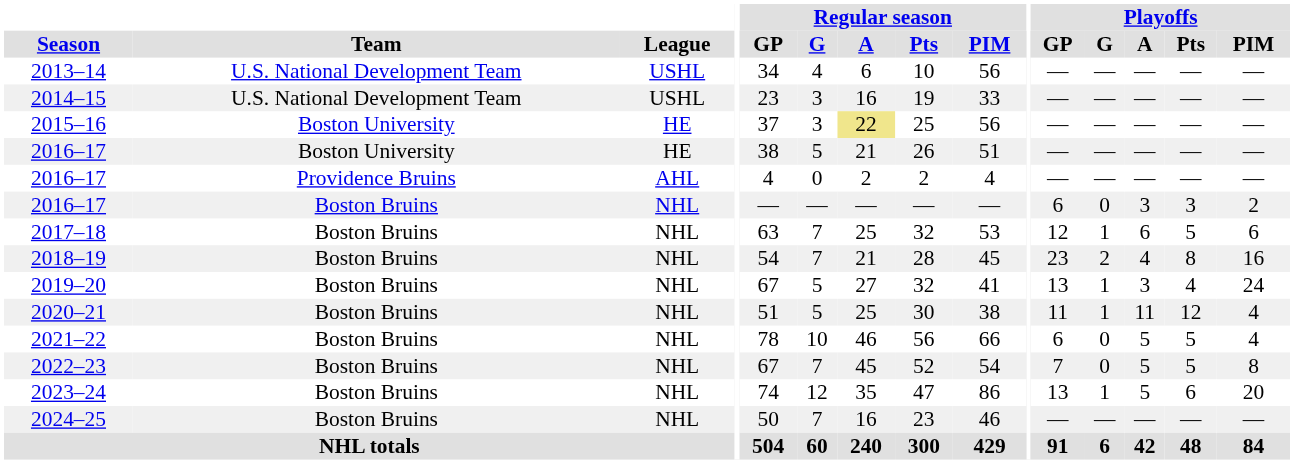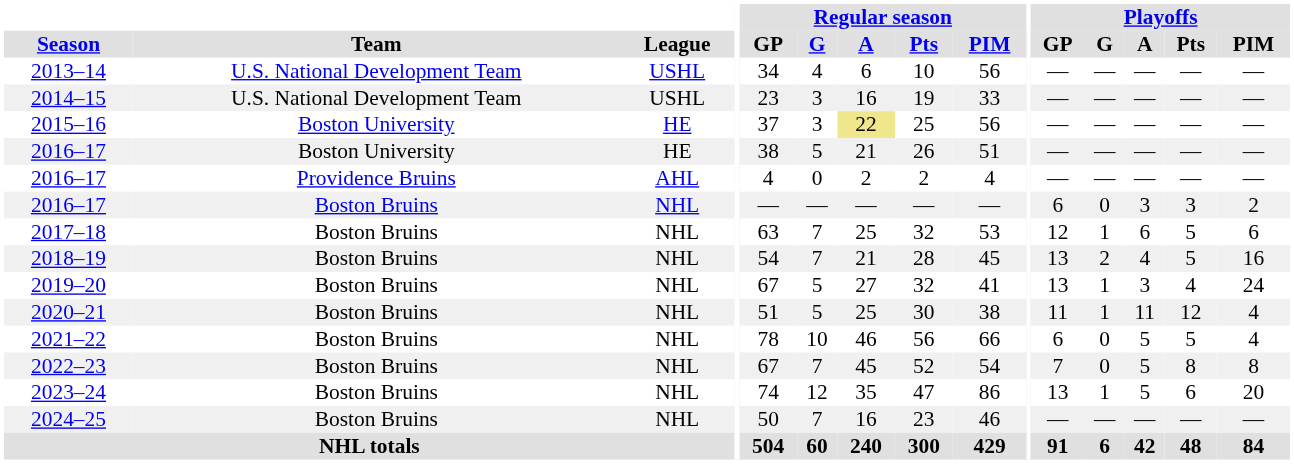(1058, 258) 23 -> (1058, 258) 13
(1191, 258) 8 -> (1191, 258) 5
(1191, 365) 5 -> (1191, 365) 8
